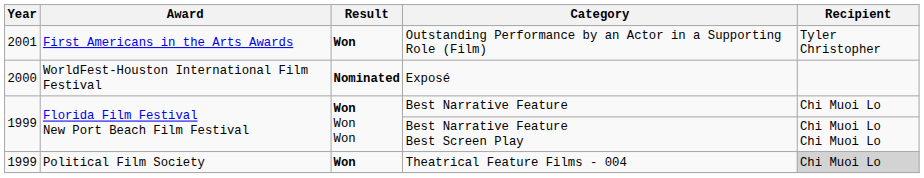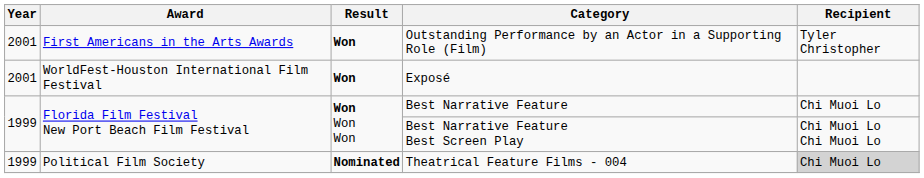(22, 78) 2000 -> (22, 78) 2001
(367, 78) Nominated -> (345, 78) Won
(345, 162) Won -> (367, 162) Nominated
